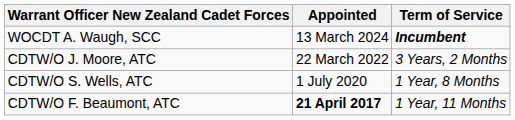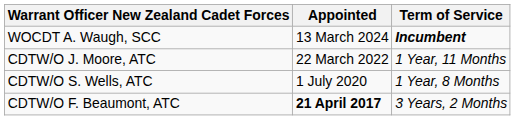(451, 59) 3 Years, 2 Months -> (451, 59) 1 Year, 11 Months
(451, 103) 1 Year, 11 Months -> (451, 103) 3 Years, 2 Months
